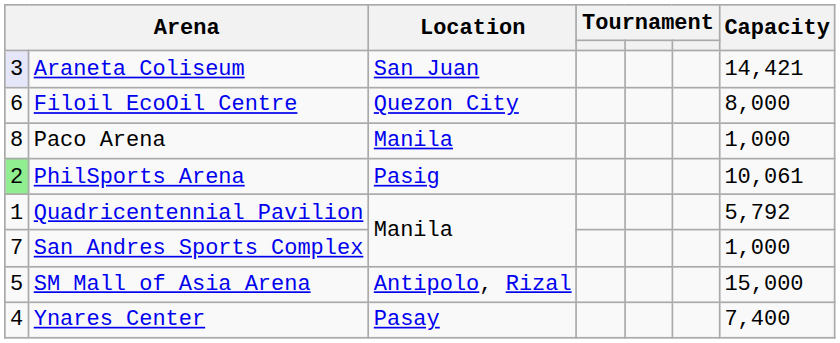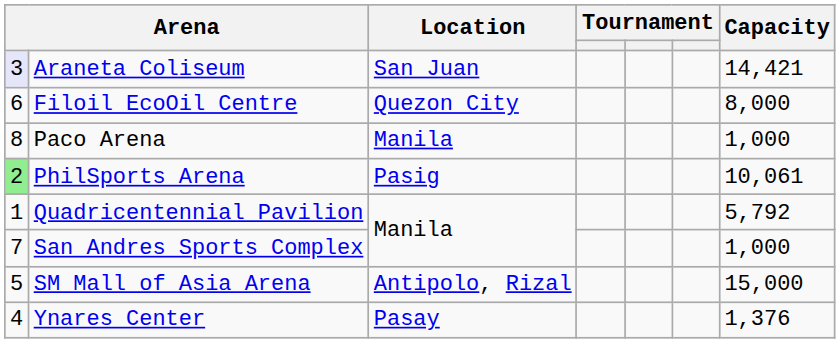(757, 320) 7,400 -> (757, 320) 1,376
